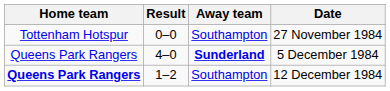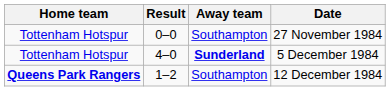(74, 55) Queens Park Rangers -> (74, 55) Tottenham Hotspur
